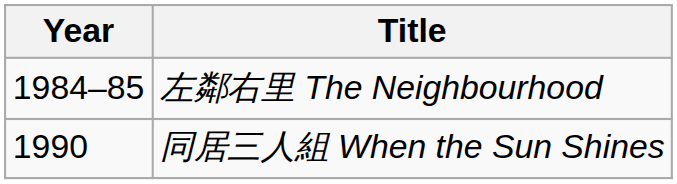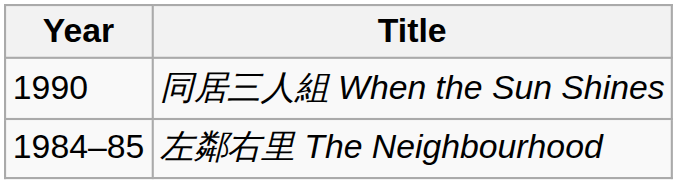rows swapped: (381, 86) <-> (412, 146)
